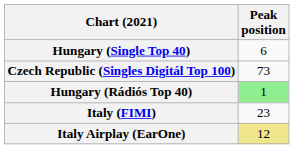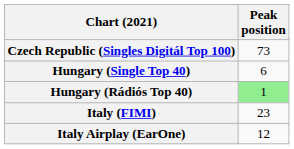rows swapped: (121, 71) <-> (121, 50)
(264, 133) khaki background -> (264, 133) no background
